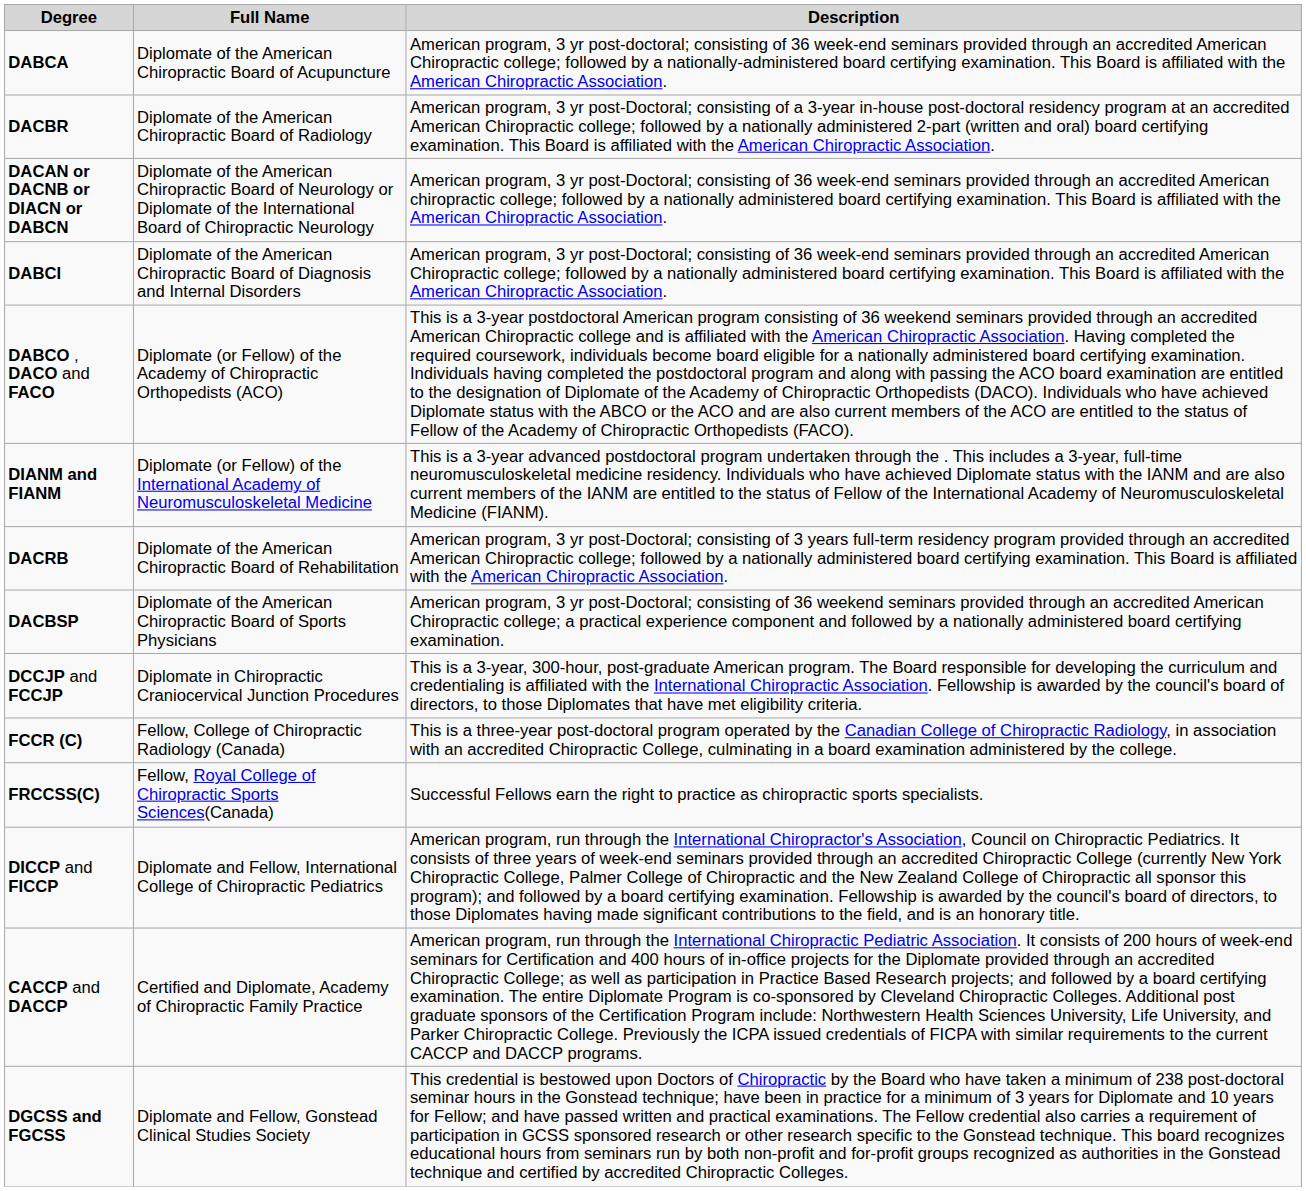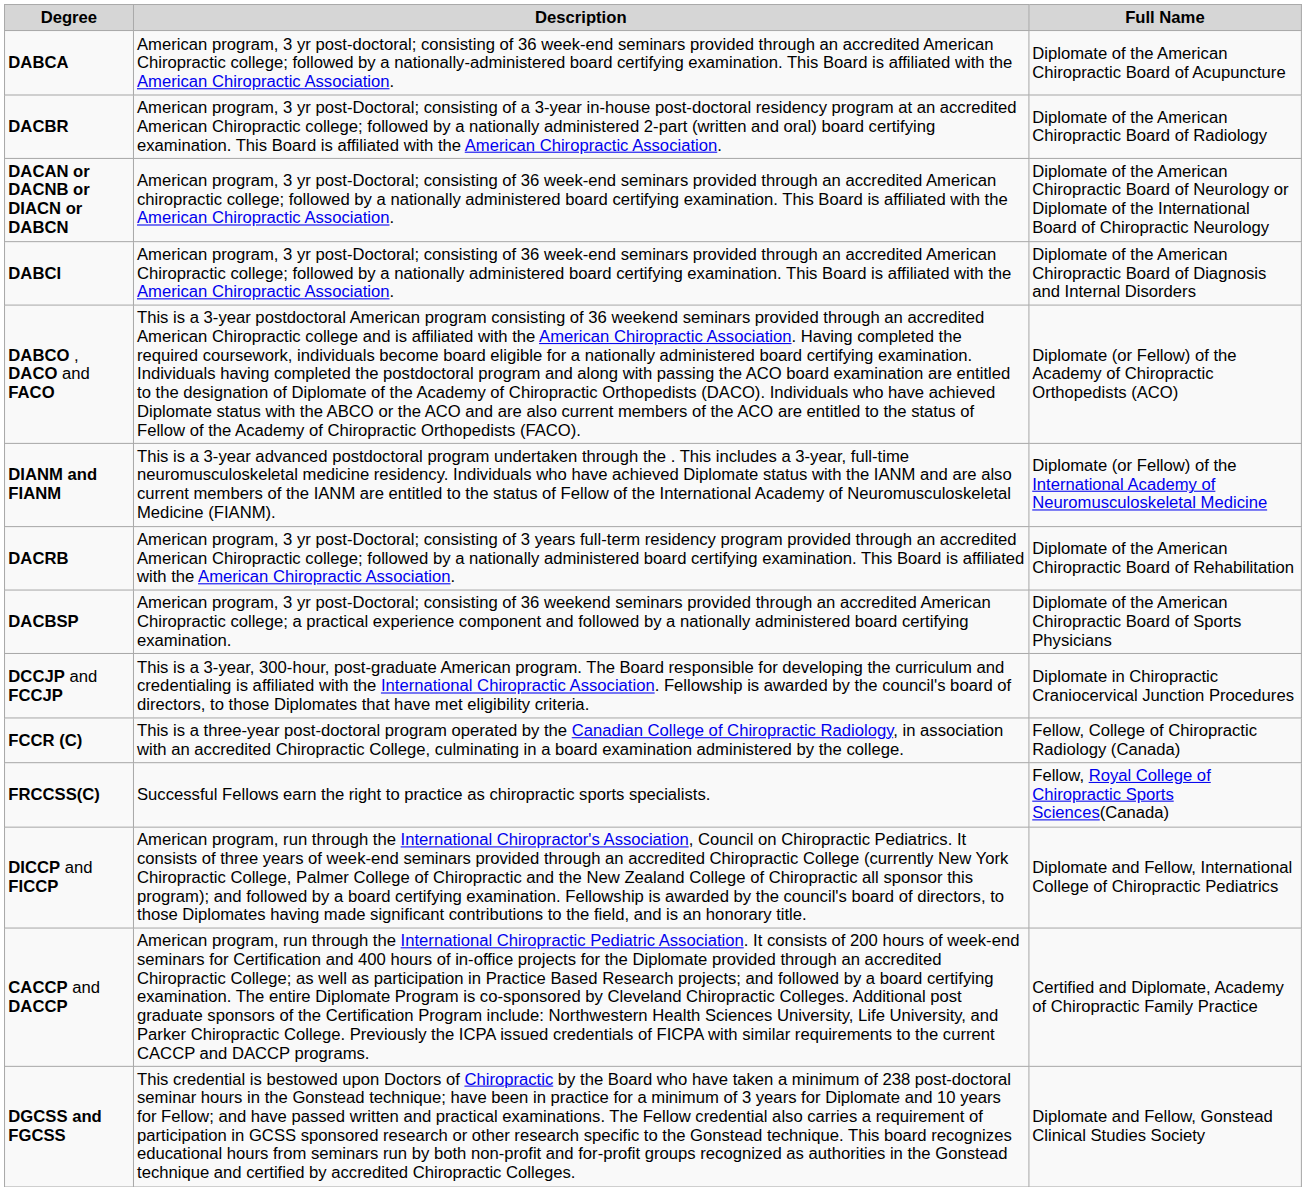columns swapped: (270, 17) <-> (854, 17)
